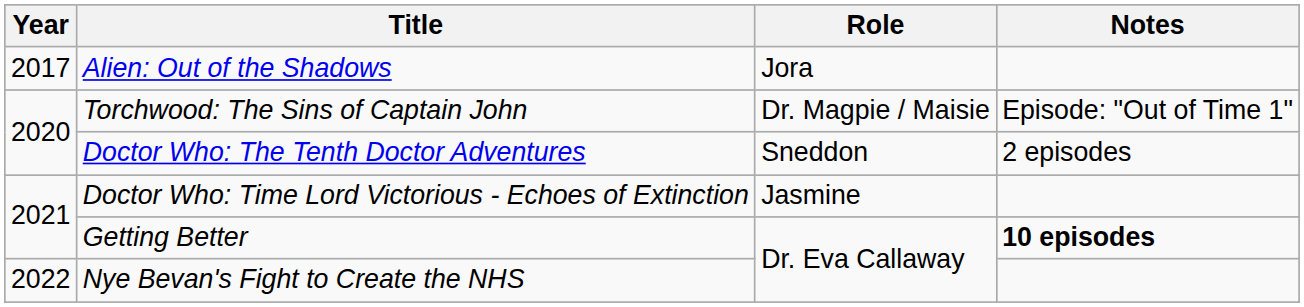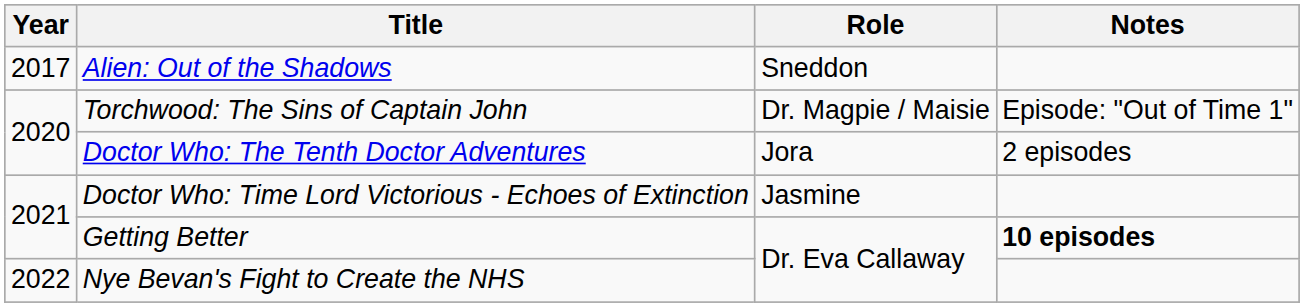(787, 68) Jora -> (815, 68) Sneddon
(815, 152) Sneddon -> (787, 152) Jora
